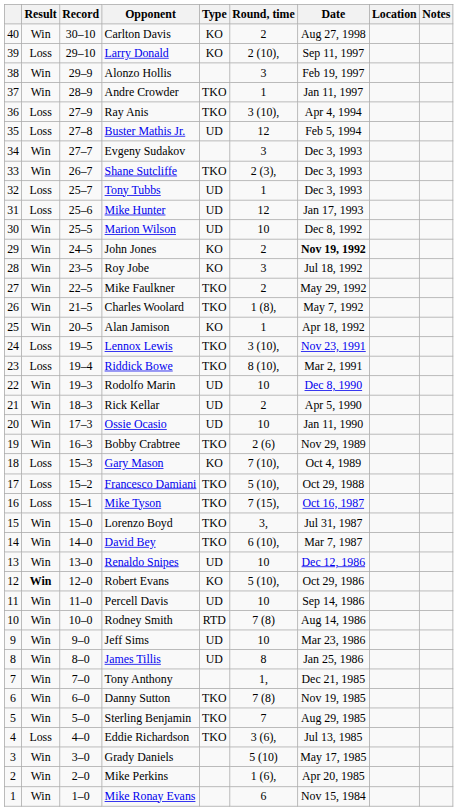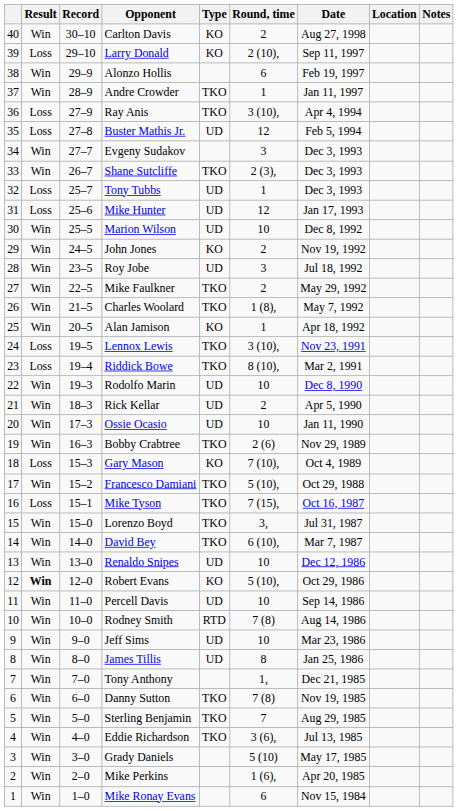(263, 73) 3 -> (263, 73) 6
(333, 249) bold -> (333, 249) normal
(214, 268) KO -> (214, 268) UD
(41, 483) Loss -> (41, 483) Win
(41, 737) Loss -> (41, 737) Win
